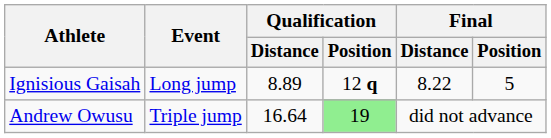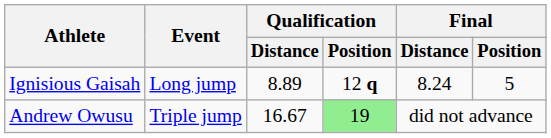(434, 83) 8.22 -> (434, 83) 8.24
(285, 116) 16.64 -> (285, 116) 16.67
